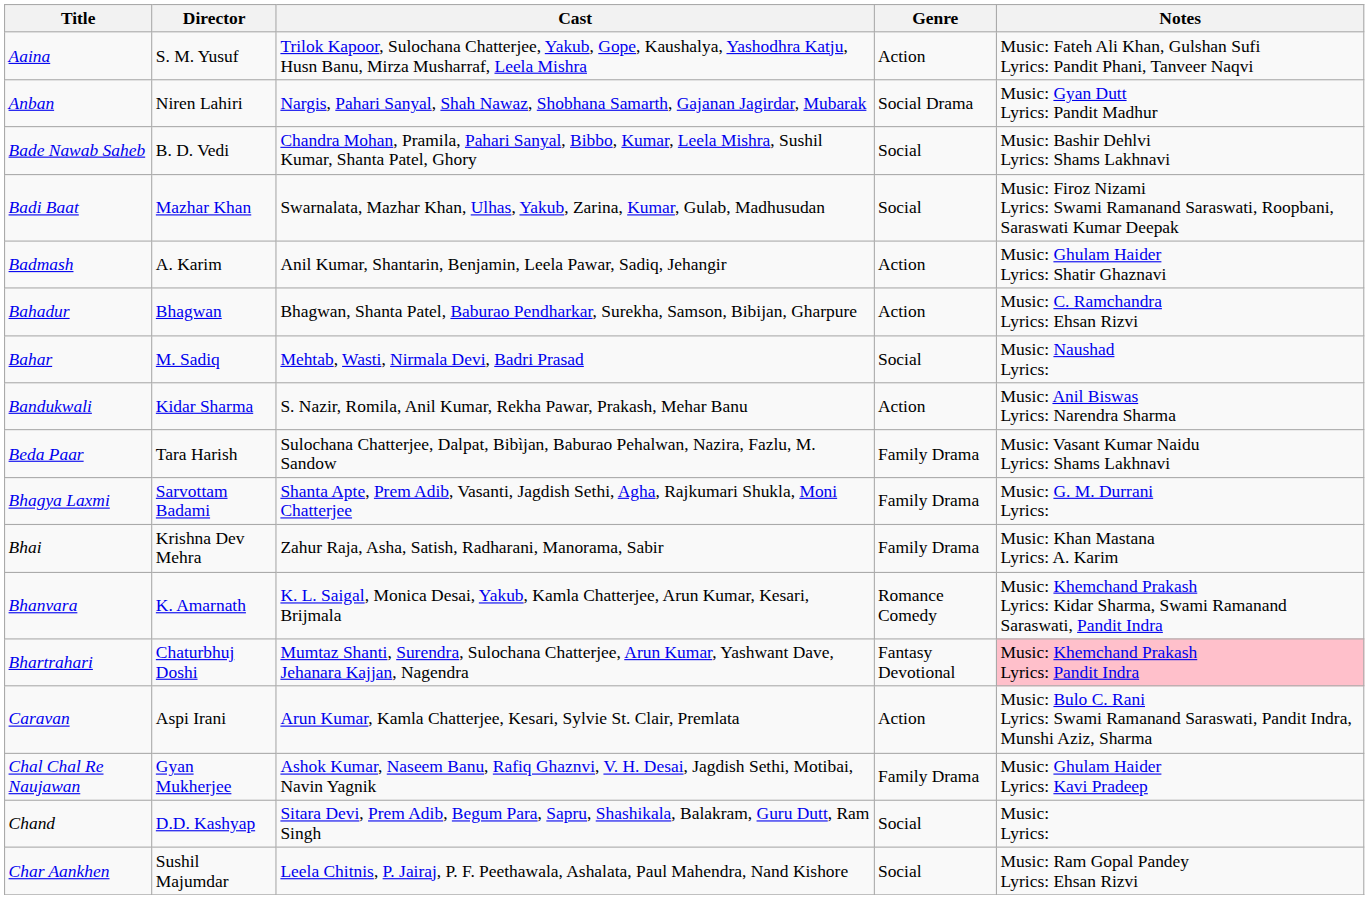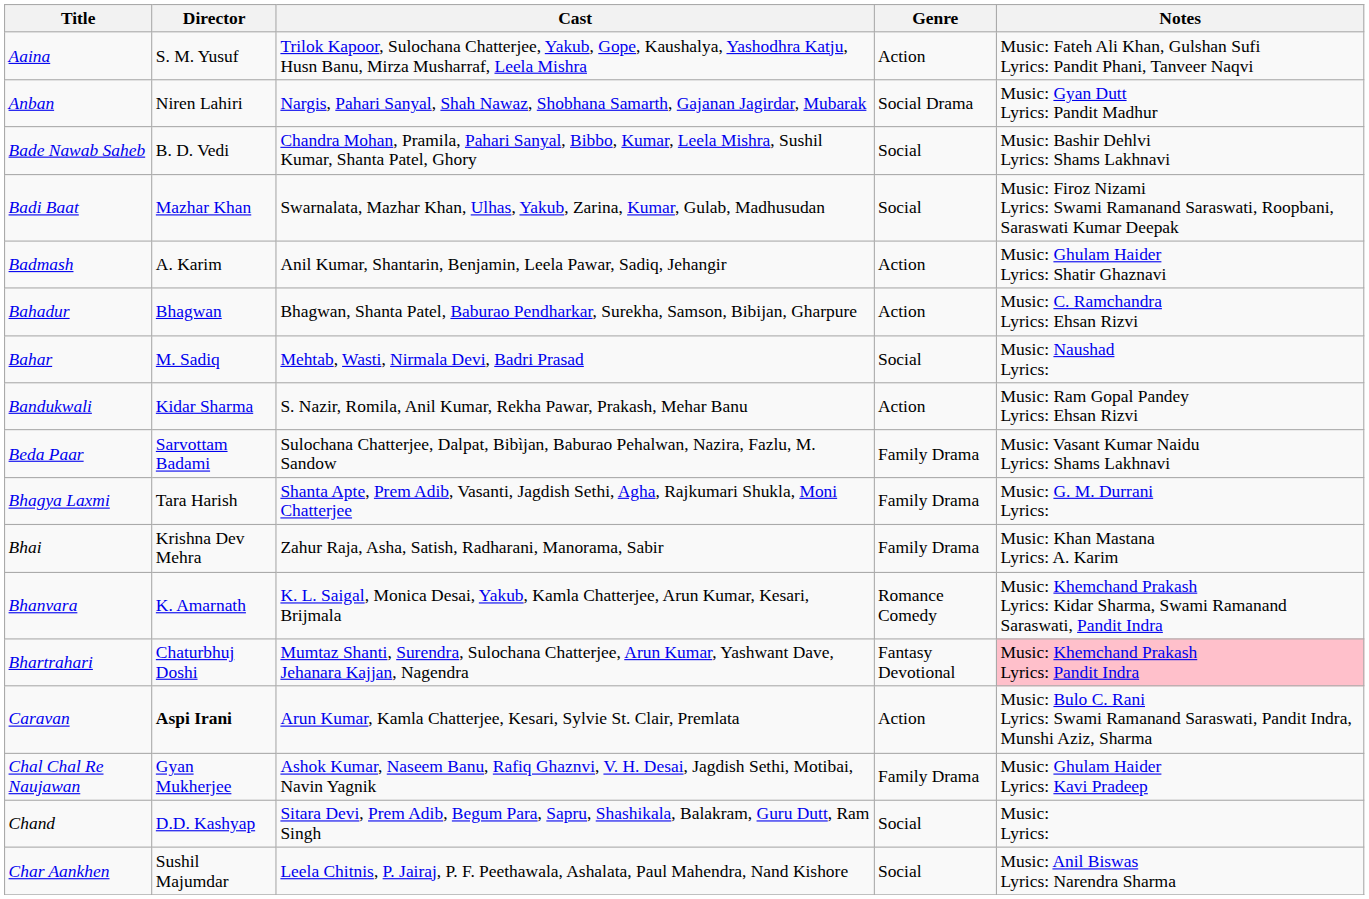(1088, 406) Music: Anil Biswas Lyrics: Narendra Sharma -> (1095, 406) Music: Ram Gopal Pandey Lyrics: Ehsan Rizvi
(197, 453) Tara Harish -> (192, 453) Sarvottam Badami
(192, 500) Sarvottam Badami -> (197, 500) Tara Harish
(191, 719) normal -> (194, 719) bold
(1095, 871) Music: Ram Gopal Pandey Lyrics: Ehsan Rizvi -> (1088, 871) Music: Anil Biswas Lyrics: Narendra Sharma
